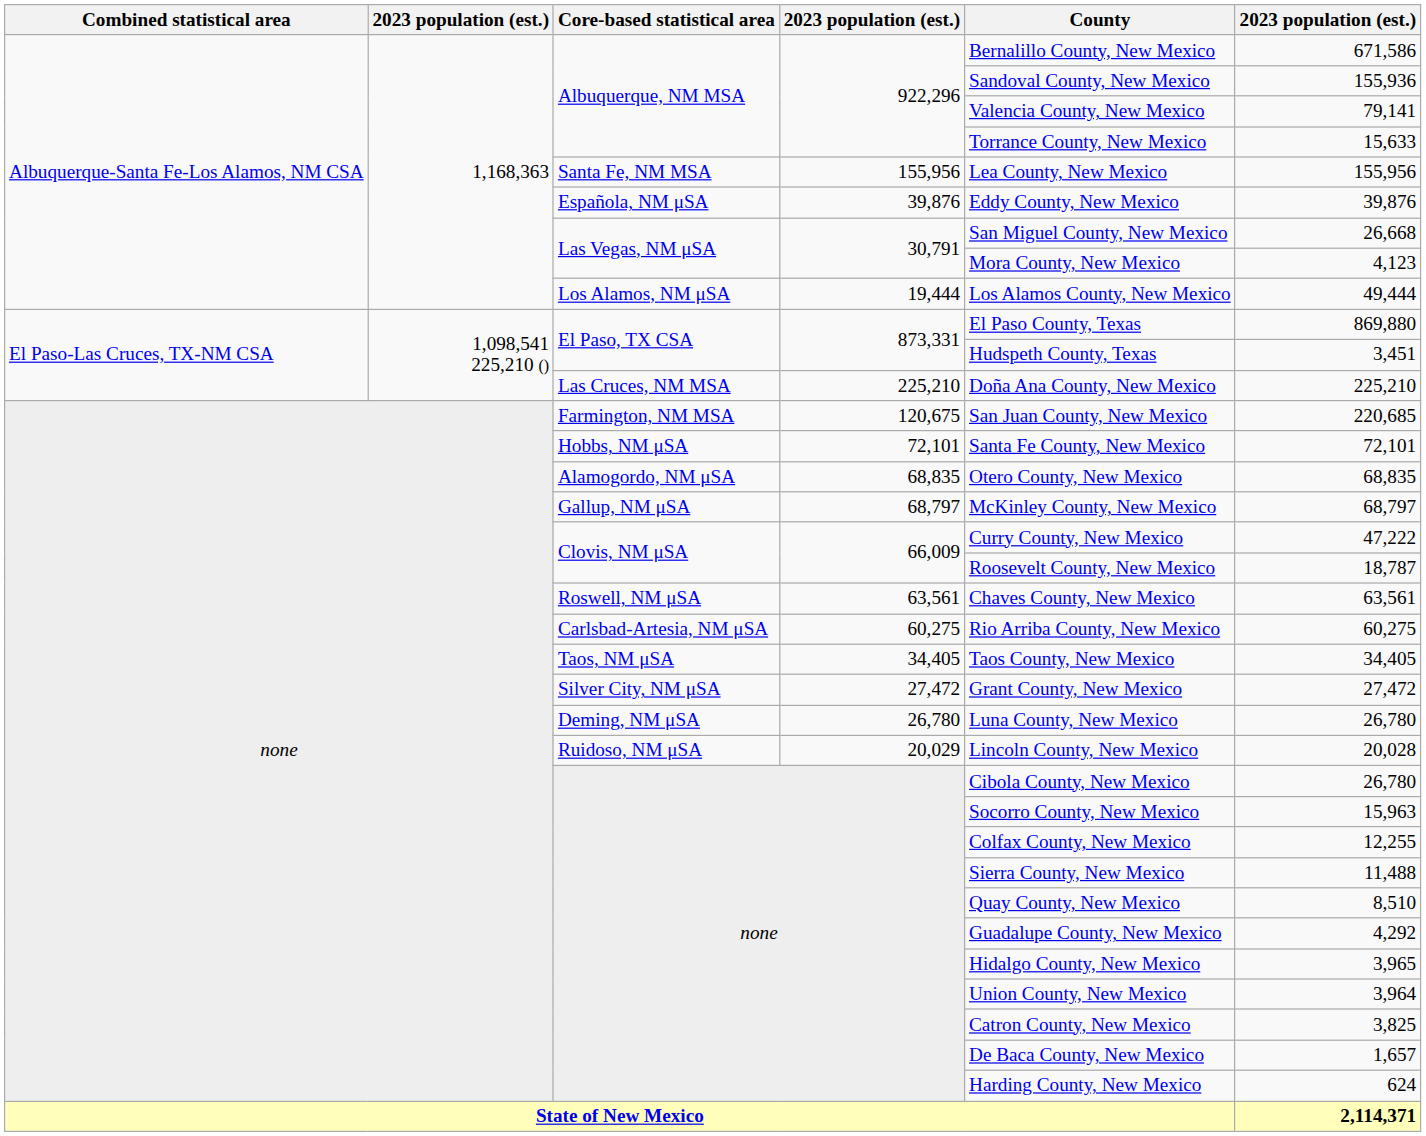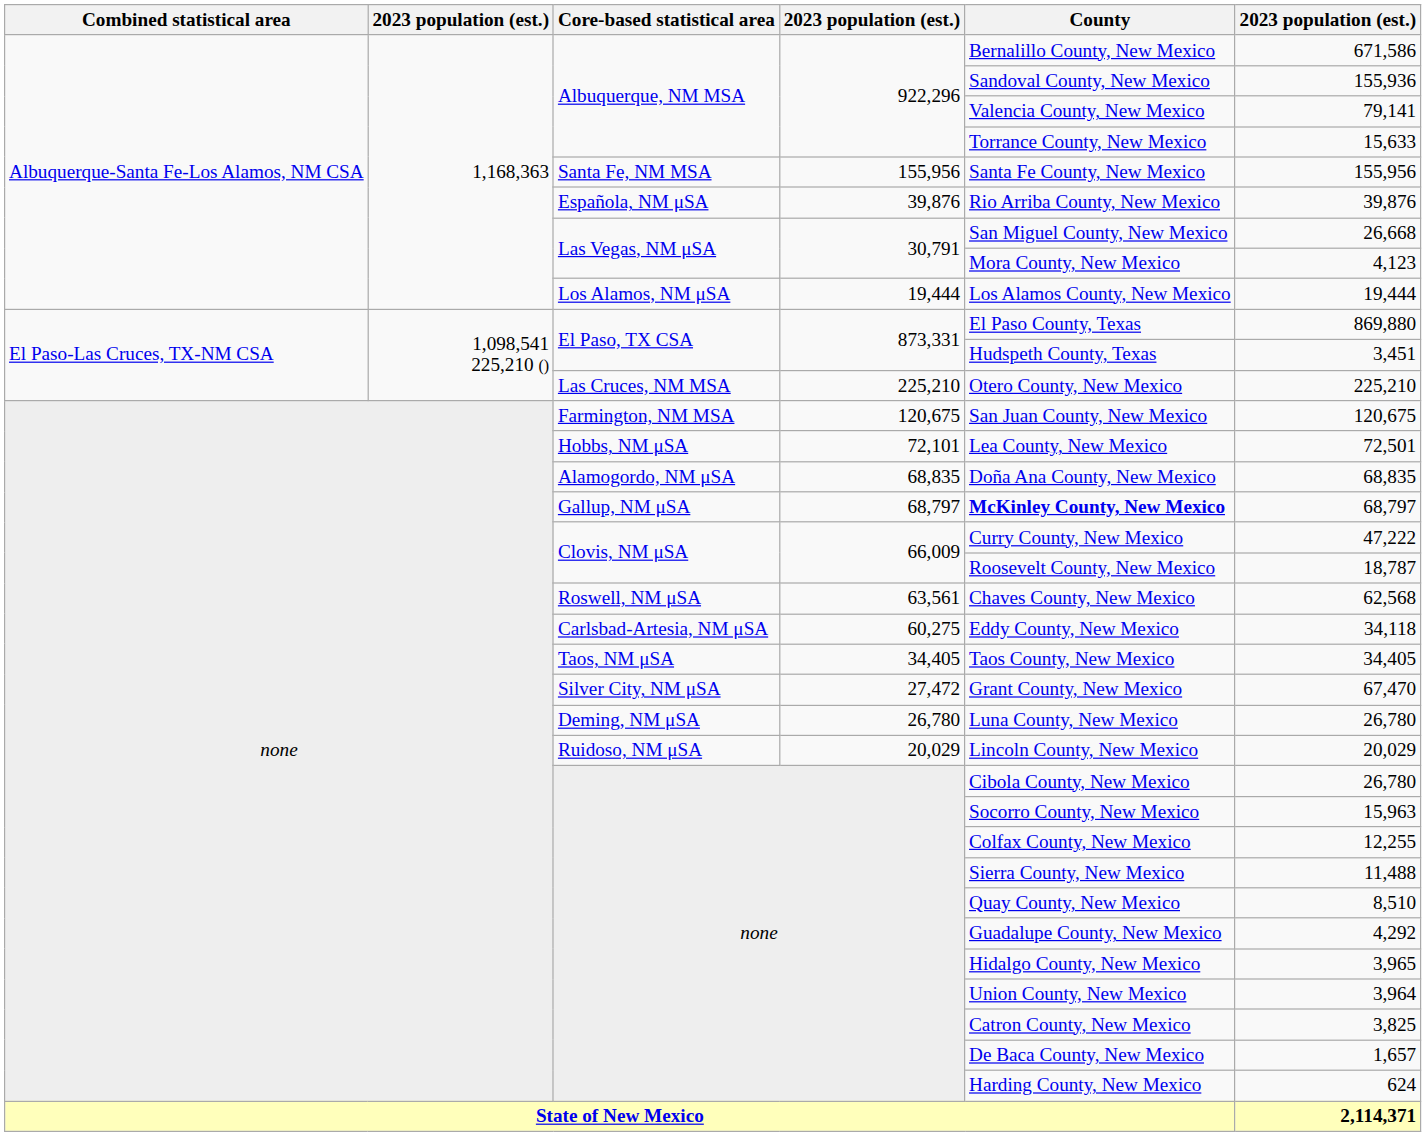(1068, 171) Lea County, New Mexico -> (1087, 171) Santa Fe County, New Mexico
(1074, 202) Eddy County, New Mexico -> (1095, 202) Rio Arriba County, New Mexico
(1390, 293) 49,444 -> (1390, 293) 19,444
(1092, 385) Doña Ana County, New Mexico -> (1076, 385) Otero County, New Mexico
(1385, 415) 220,685 -> (1385, 415) 120,675
(1087, 446) Santa Fe County, New Mexico -> (1068, 446) Lea County, New Mexico
(1390, 446) 72,101 -> (1390, 446) 72,501
(1076, 476) Otero County, New Mexico -> (1092, 476) Doña Ana County, New Mexico
(1093, 506) normal -> (1097, 506) bold
(1390, 598) 63,561 -> (1390, 598) 62,568
(1095, 628) Rio Arriba County, New Mexico -> (1074, 628) Eddy County, New Mexico
(1390, 628) 60,275 -> (1390, 628) 34,118
(1390, 689) 27,472 -> (1390, 689) 67,470
(1390, 750) 20,028 -> (1390, 750) 20,029
